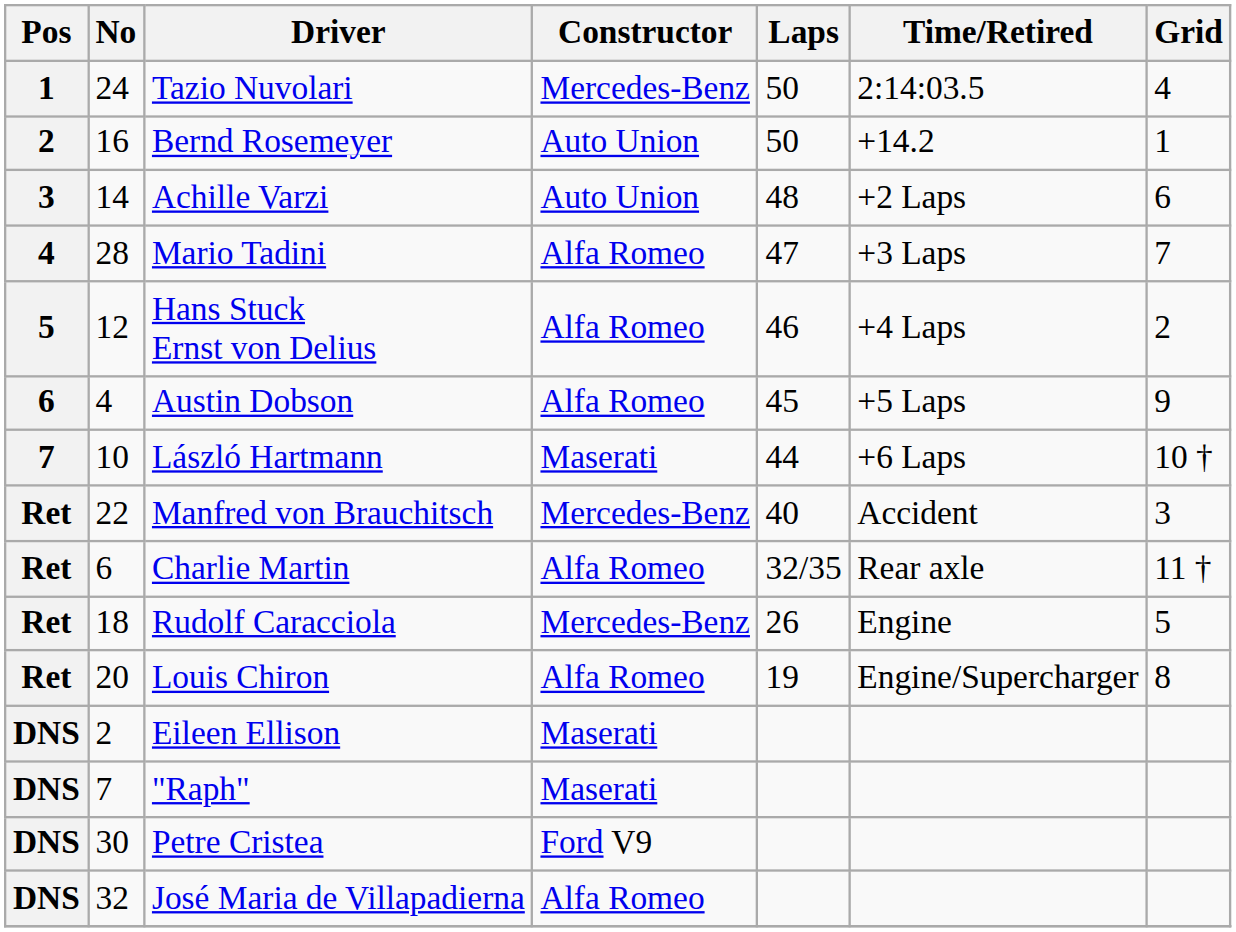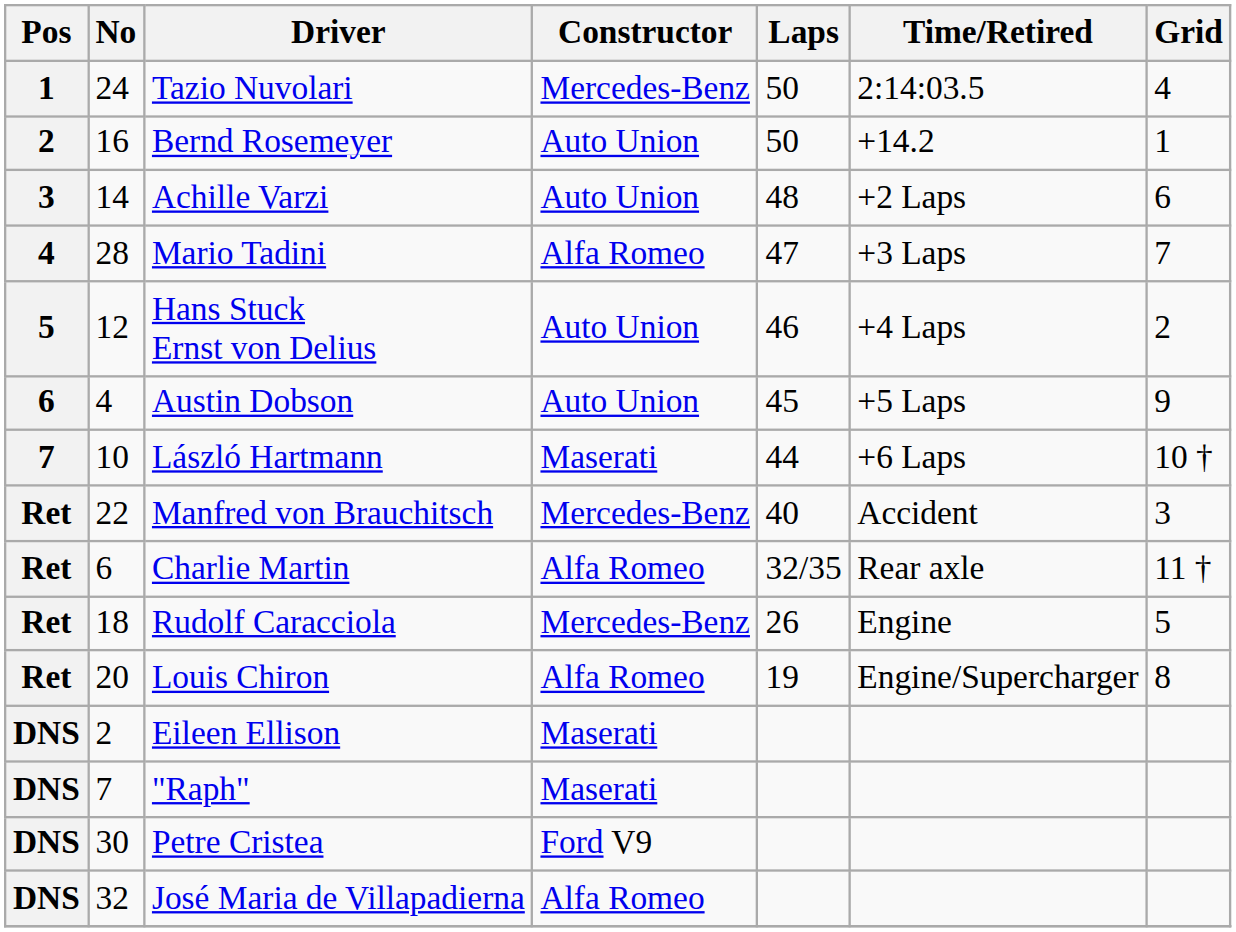(623, 327) Alfa Romeo -> (620, 327) Auto Union
(623, 402) Alfa Romeo -> (620, 402) Auto Union
